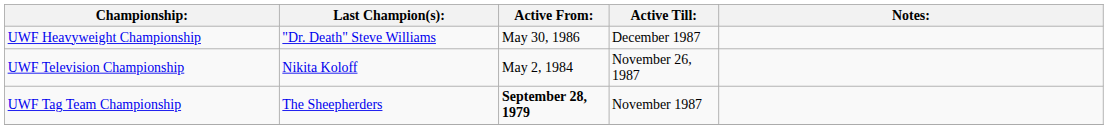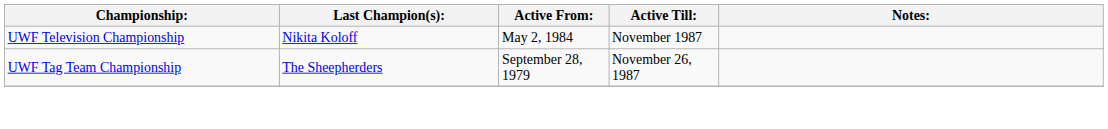- row: (104, 37)
(652, 67) November 26, 1987 -> (657, 37) November 1987
(545, 105) bold -> (542, 67) normal
(657, 105) November 1987 -> (652, 67) November 26, 1987
